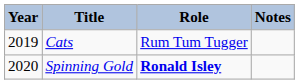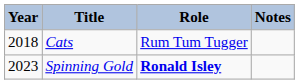(23, 42) 2019 -> (23, 42) 2018
(23, 67) 2020 -> (23, 67) 2023
